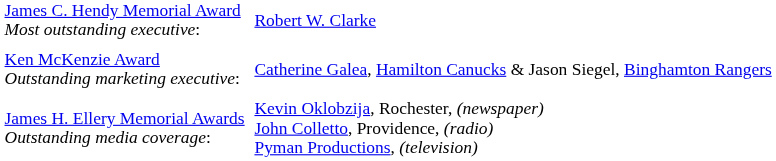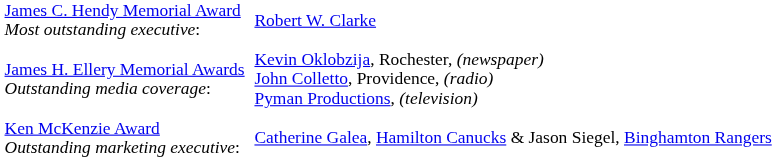rows swapped: (125, 128) <-> (122, 69)
